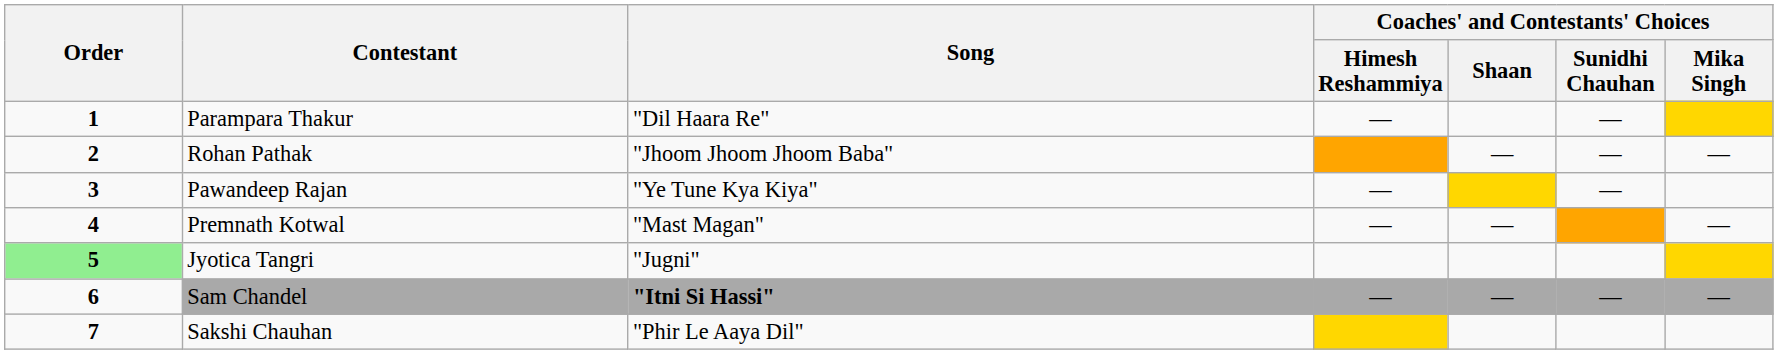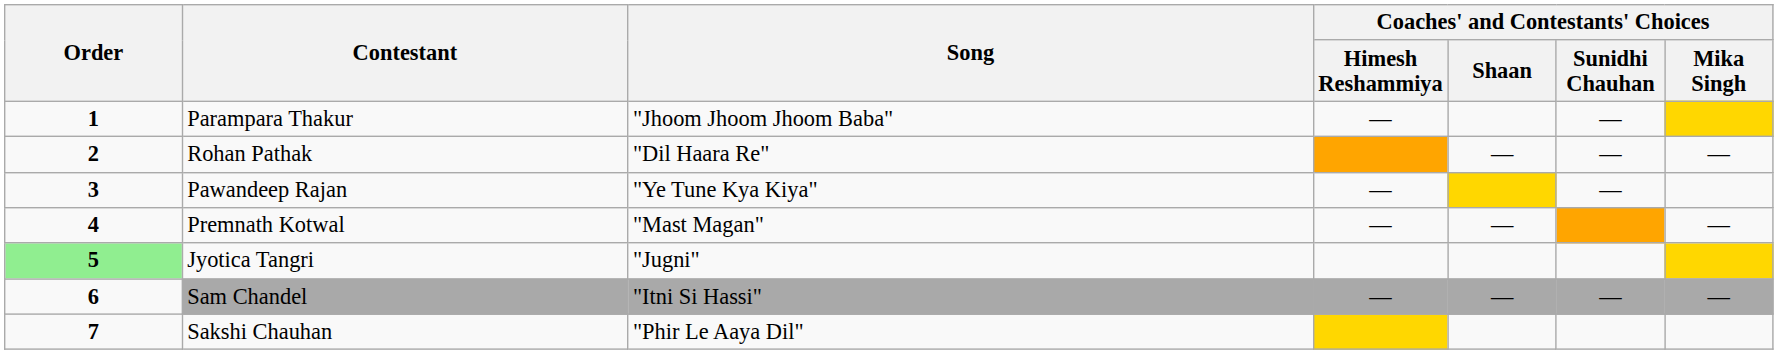(701, 118) "Dil Haara Re" -> (763, 118) "Jhoom Jhoom Jhoom Baba"
(763, 154) "Jhoom Jhoom Jhoom Baba" -> (701, 154) "Dil Haara Re"
(704, 296) bold -> (697, 296) normal
